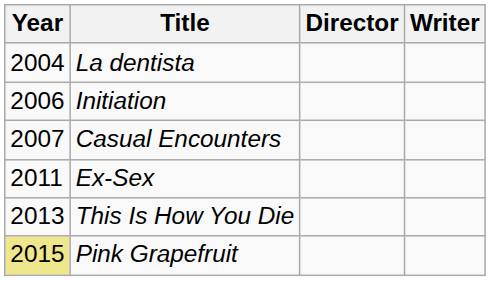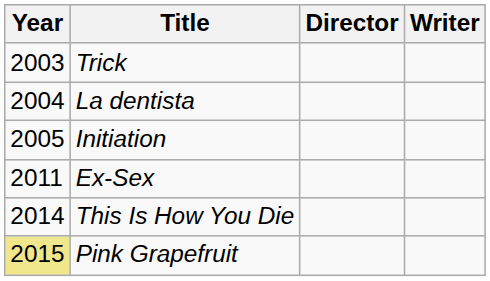+ row: (101, 62)
(37, 100) 2006 -> (37, 139) 2005
- row: (178, 139)
(37, 216) 2013 -> (37, 216) 2014
